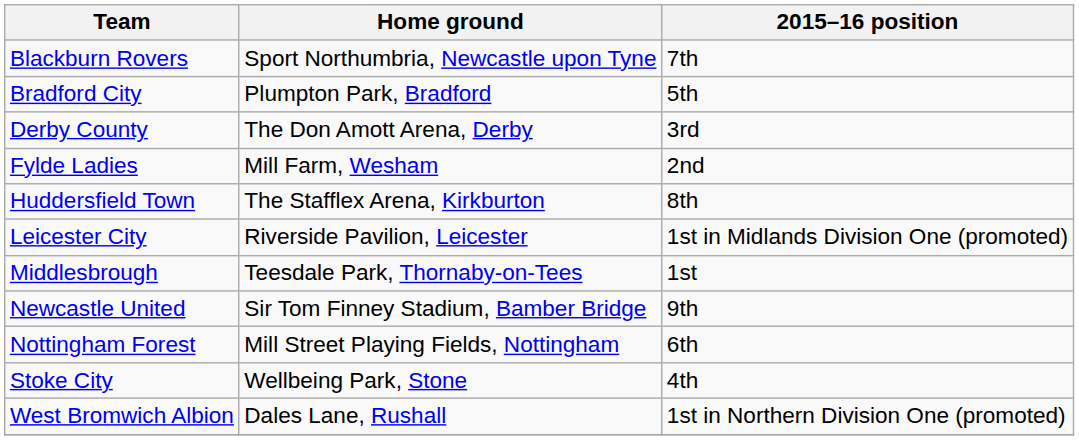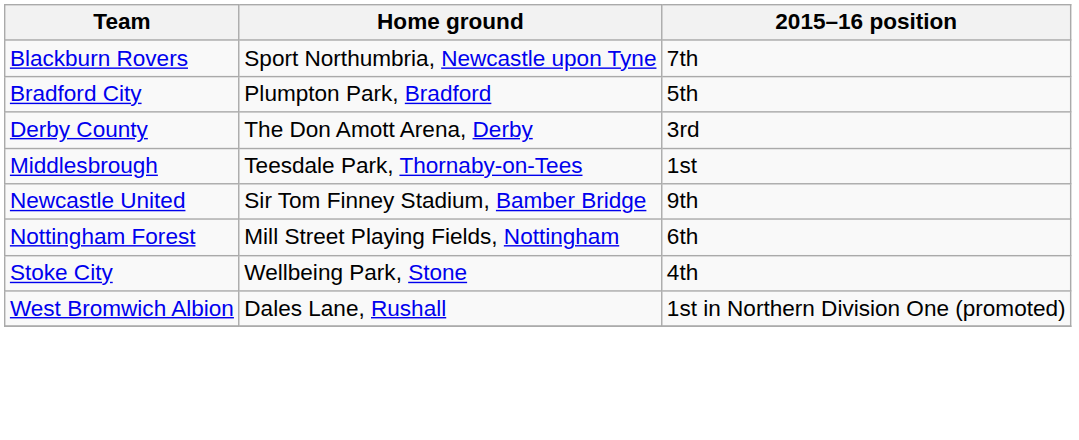- row: (74, 165)
- row: (103, 201)
- row: (78, 237)
